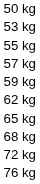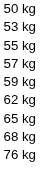- row: (20, 155)
